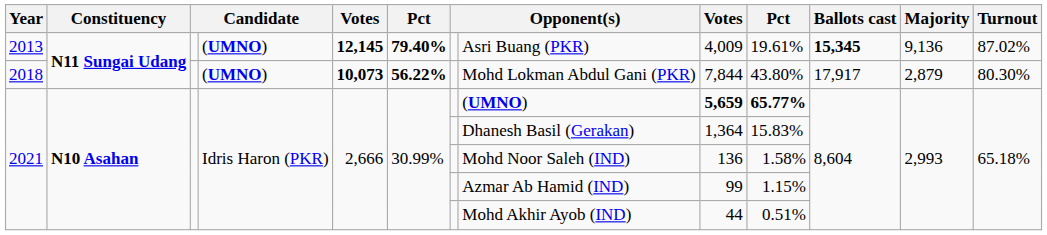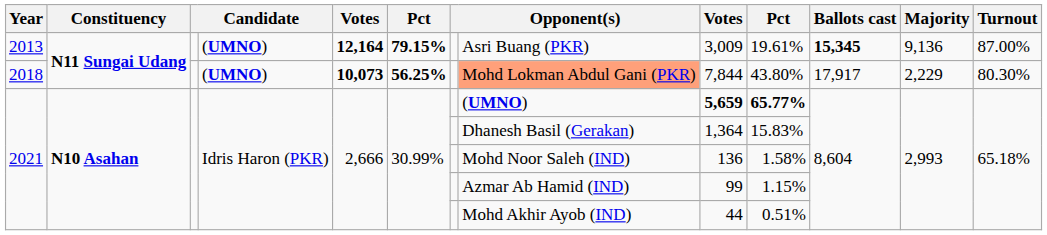(360, 46) 12,145 -> (360, 46) 12,164
(419, 46) 79.40% -> (419, 46) 79.15%
(724, 46) 4,009 -> (724, 46) 3,009
(1004, 46) 87.02% -> (1004, 46) 87.00%
(419, 74) 56.22% -> (419, 74) 56.25%
(579, 74) no background -> (579, 74) lightsalmon background
(924, 74) 2,879 -> (924, 74) 2,229
